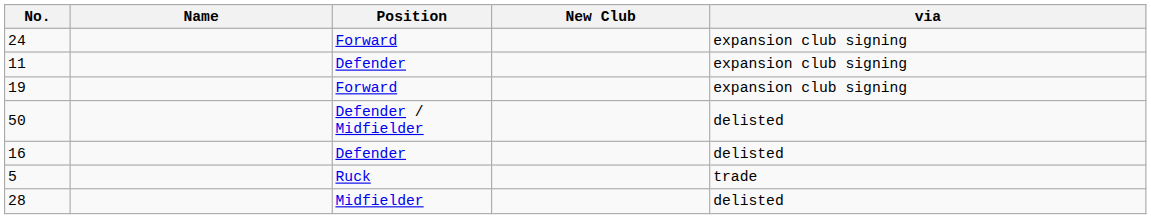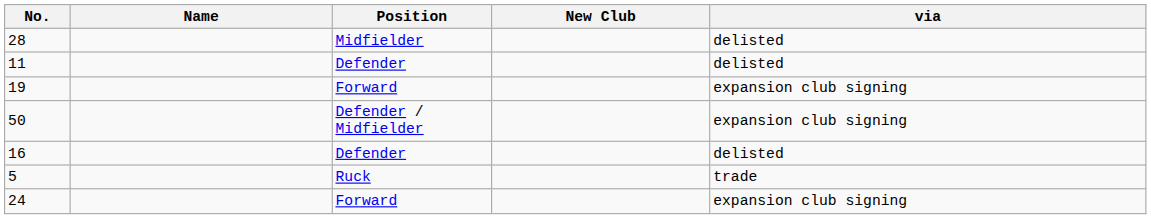rows swapped: (17, 40) <-> (17, 201)
(810, 64) expansion club signing -> (748, 64) delisted
(748, 121) delisted -> (810, 121) expansion club signing
